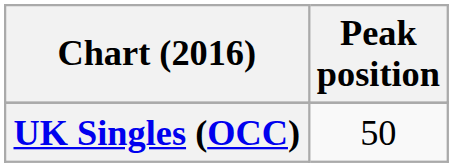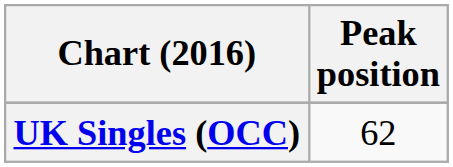(378, 131) 50 -> (378, 131) 62
